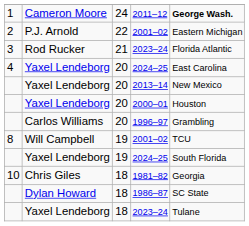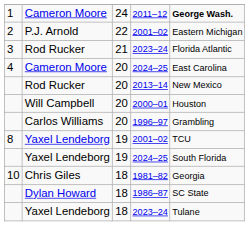(67, 67) Yaxel Lendeborg -> (66, 67) Cameron Moore
(67, 85) Yaxel Lendeborg -> (55, 85) Rod Rucker
(67, 103) Yaxel Lendeborg -> (60, 103) Will Campbell
(60, 139) Will Campbell -> (67, 139) Yaxel Lendeborg
